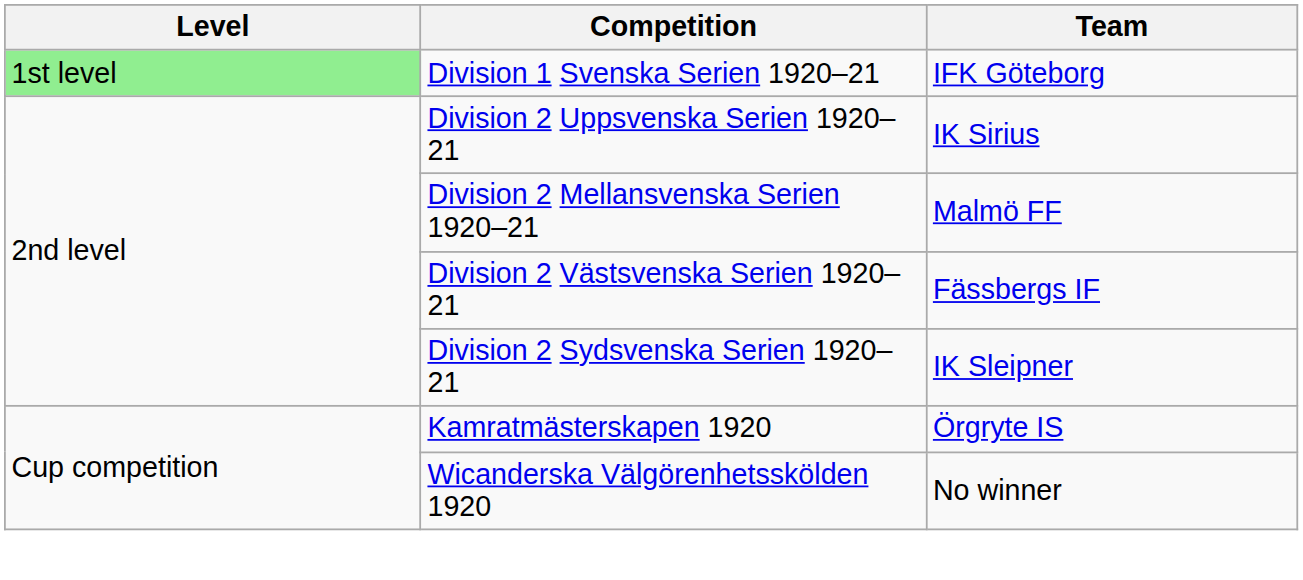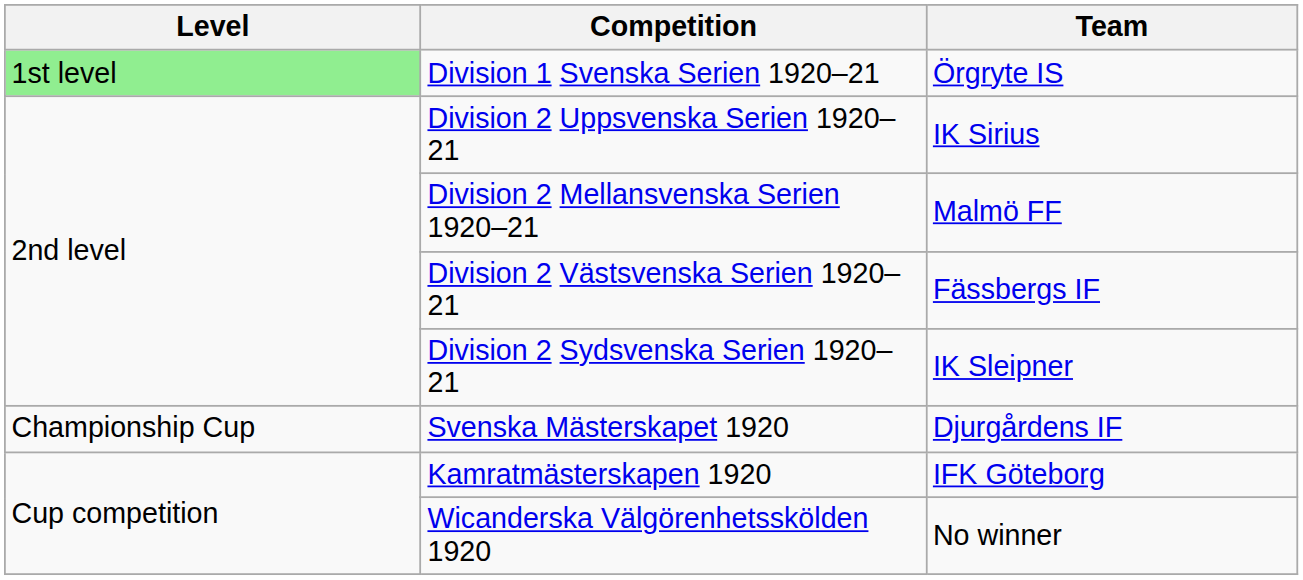(1019, 72) IFK Göteborg -> (998, 72) Örgryte IS
+ row: (608, 428)
(998, 428) Örgryte IS -> (1019, 474) IFK Göteborg
